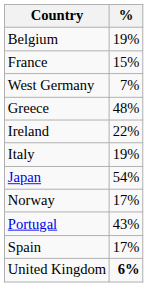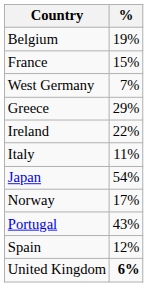(126, 108) 48% -> (126, 108) 29%
(126, 154) 19% -> (126, 154) 11%
(126, 246) 17% -> (126, 246) 12%
